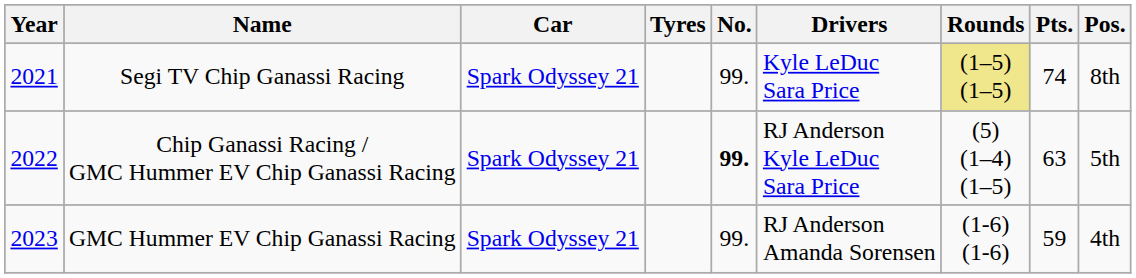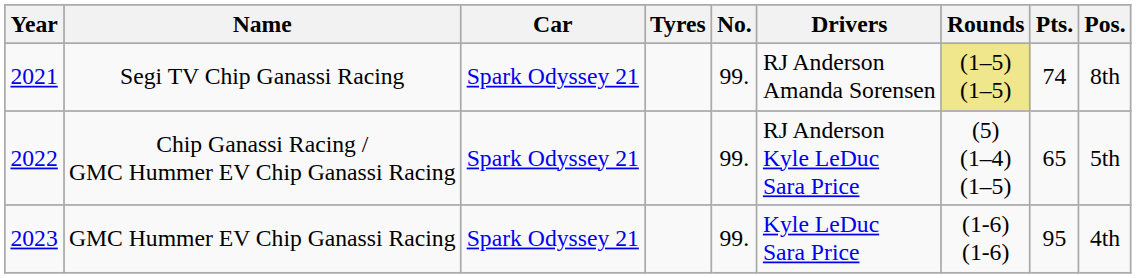(821, 76) Kyle LeDuc Sara Price -> (849, 76) RJ Anderson Amanda Sorensen
(734, 157) bold -> (734, 157) normal
(1054, 157) 63 -> (1054, 157) 65
(849, 238) RJ Anderson Amanda Sorensen -> (821, 238) Kyle LeDuc Sara Price
(1054, 238) 59 -> (1054, 238) 95
